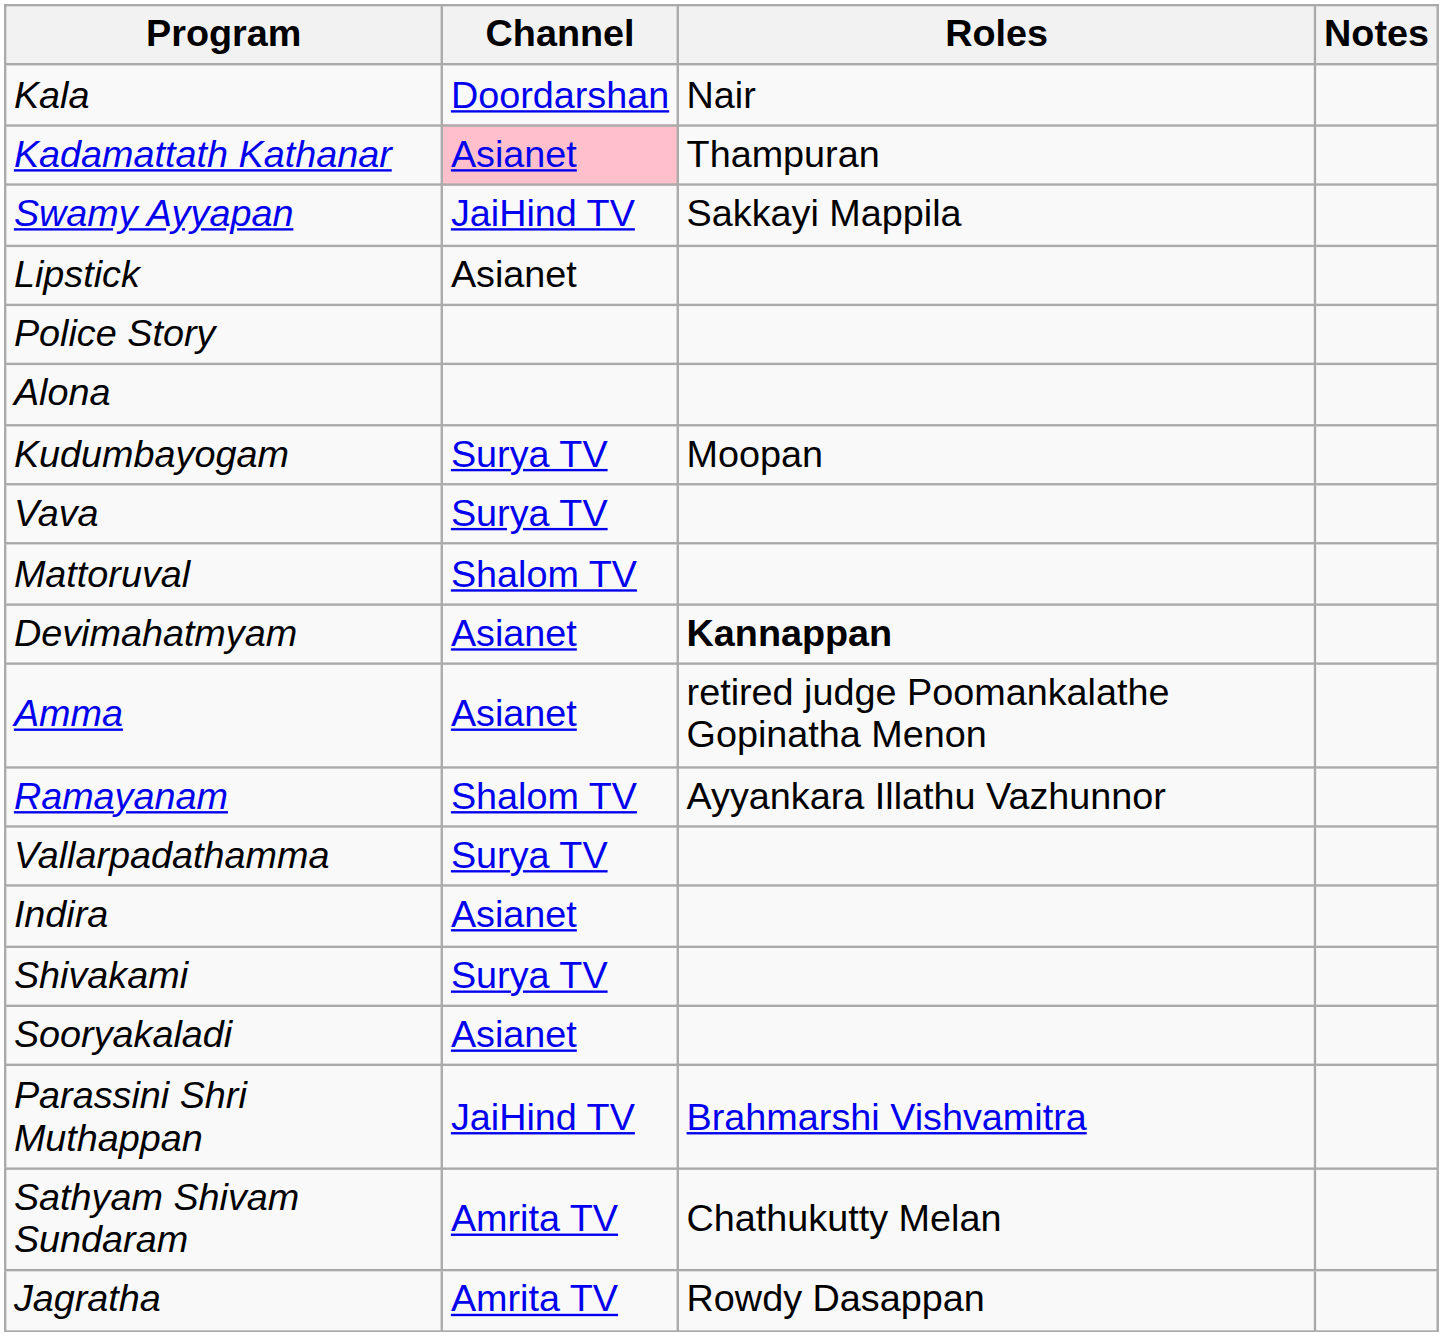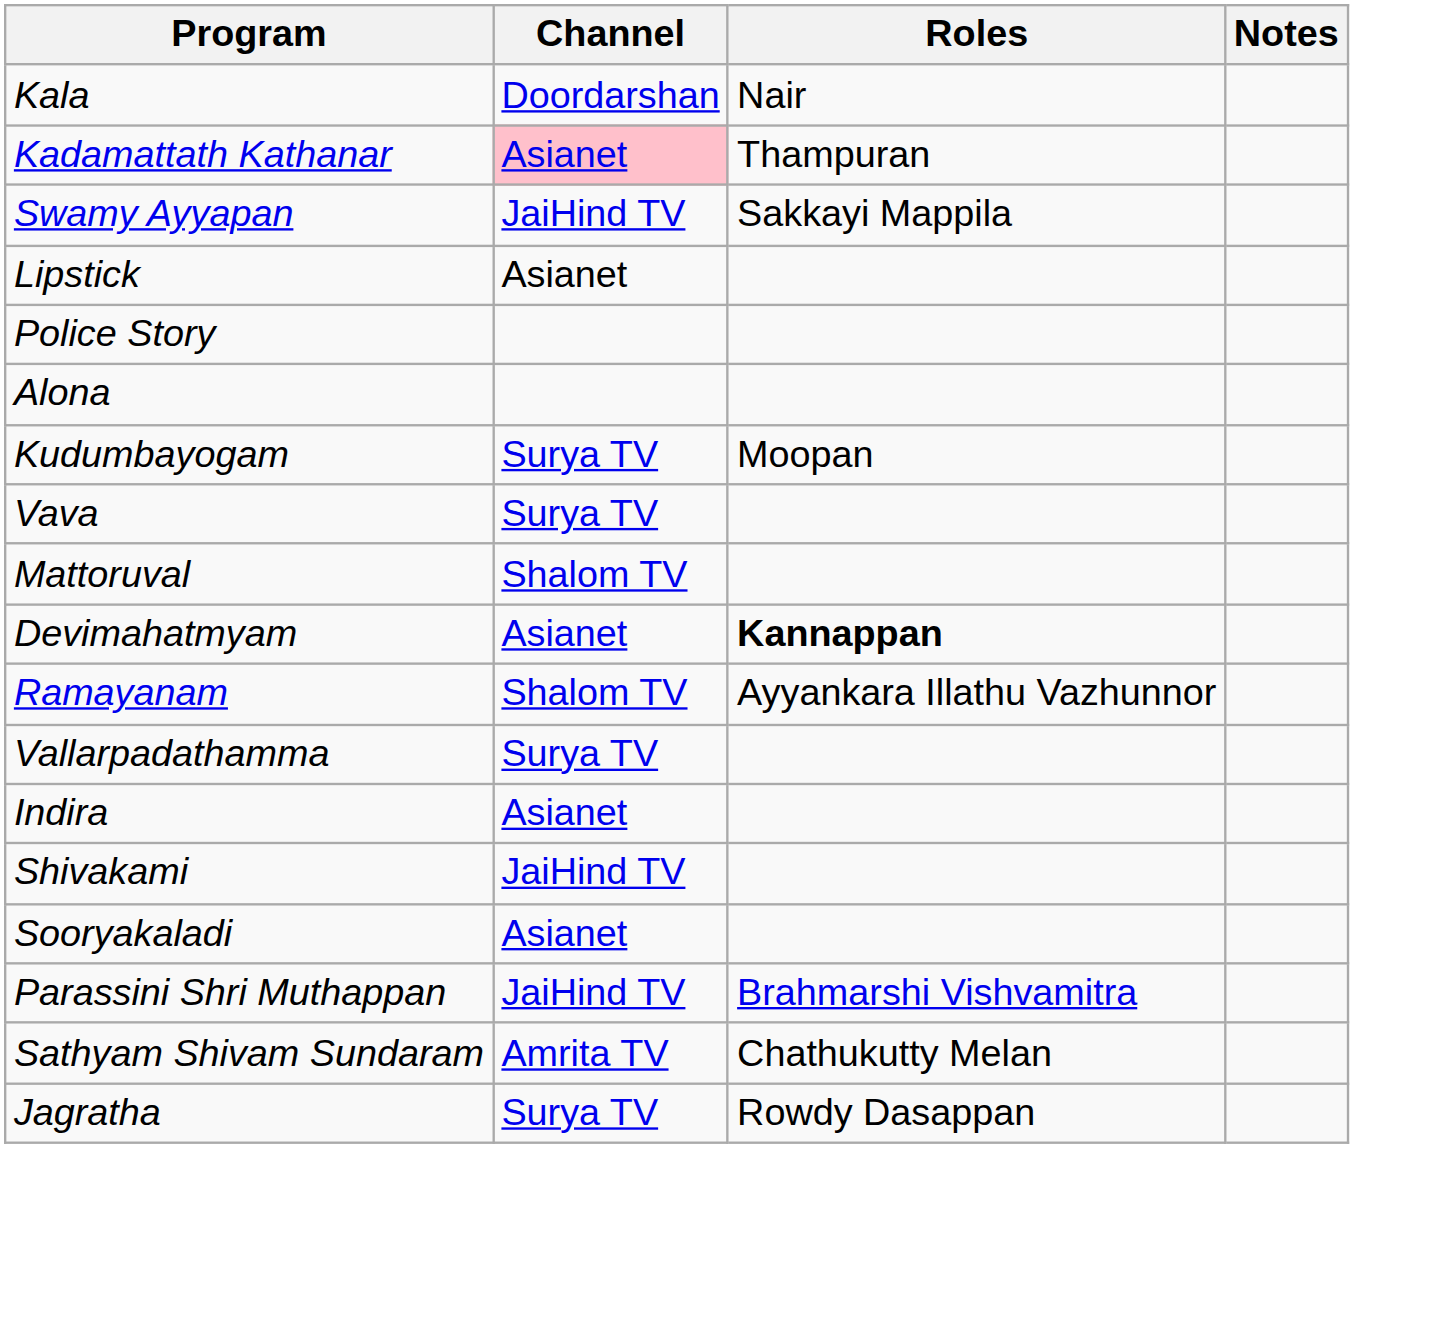- row: (68, 714)
(529, 975) Surya TV -> (593, 872) JaiHind TV
(534, 1299) Amrita TV -> (580, 1112) Surya TV
